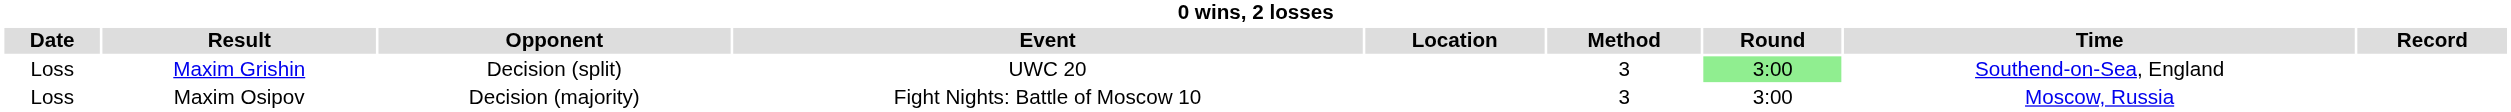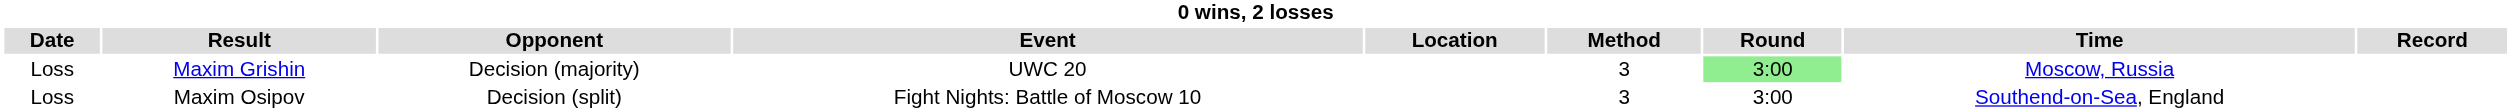(554, 69) Decision (split) -> (554, 69) Decision (majority)
(2100, 69) Southend-on-Sea, England -> (2100, 69) Moscow, Russia
(554, 97) Decision (majority) -> (554, 97) Decision (split)
(2100, 97) Moscow, Russia -> (2100, 97) Southend-on-Sea, England
